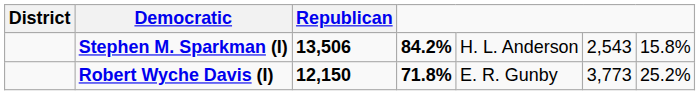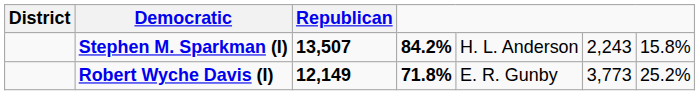(323, 47) 13,506 -> (323, 47) 13,507
(609, 47) 2,543 -> (609, 47) 2,243
(323, 75) 12,150 -> (323, 75) 12,149
